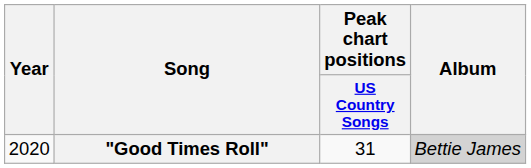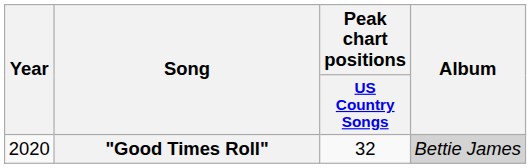(365, 148) 31 -> (365, 148) 32
